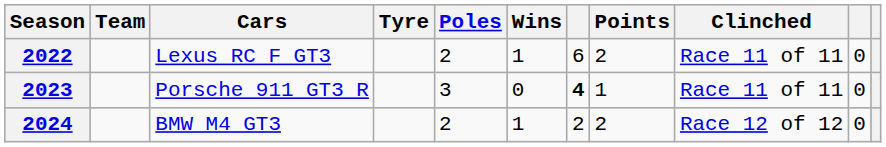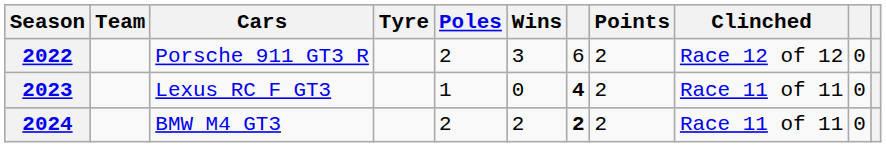(243, 56) Lexus RC F GT3 -> (262, 56) Porsche 911 GT3 R
(518, 56) 1 -> (518, 56) 3
(762, 56) Race 11 of 11 -> (762, 56) Race 12 of 12
(262, 90) Porsche 911 GT3 R -> (243, 90) Lexus RC F GT3
(445, 90) 3 -> (445, 90) 1
(601, 90) 1 -> (601, 90) 2
(518, 124) 1 -> (518, 124) 2
(578, 124) normal -> (578, 124) bold
(762, 124) Race 12 of 12 -> (762, 124) Race 11 of 11
